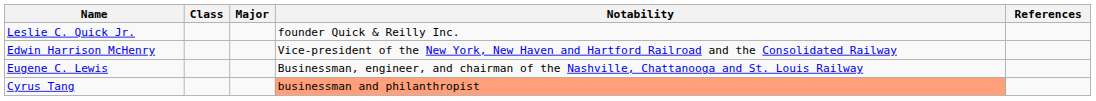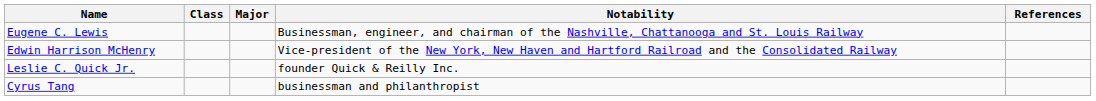rows swapped: (58, 68) <-> (71, 32)
(379, 86) lightsalmon background -> (379, 86) no background
